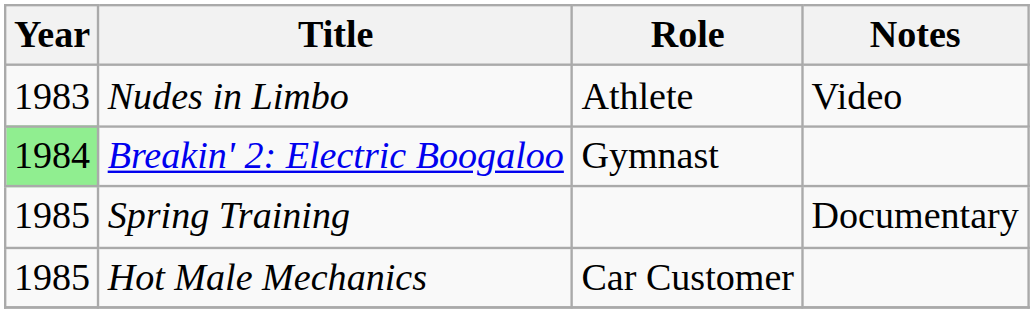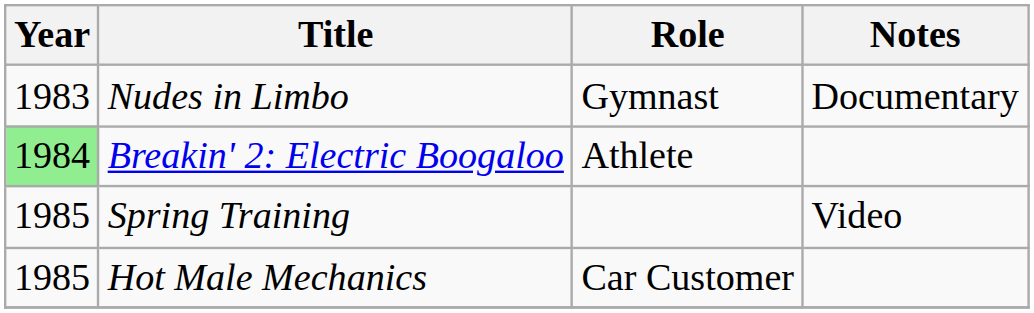(637, 95) Athlete -> (650, 95) Gymnast
(857, 95) Video -> (915, 95) Documentary
(650, 155) Gymnast -> (637, 155) Athlete
(915, 215) Documentary -> (857, 215) Video
